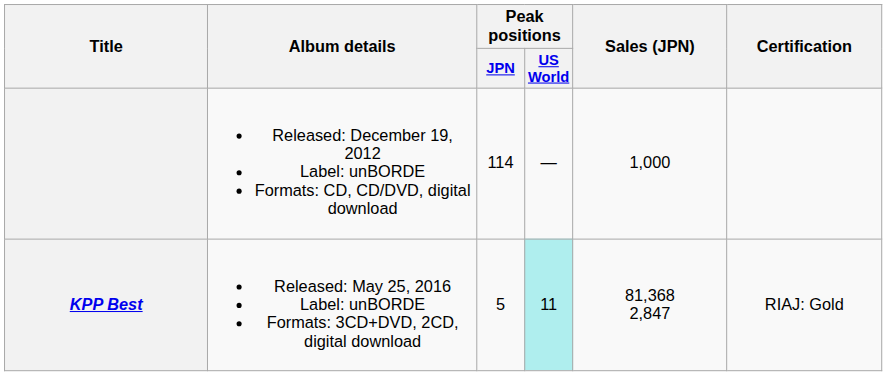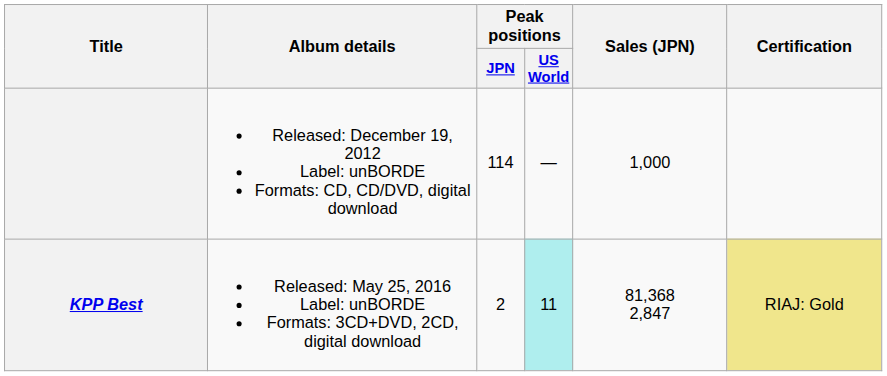(501, 304) 5 -> (501, 304) 2
(804, 304) no background -> (804, 304) khaki background
